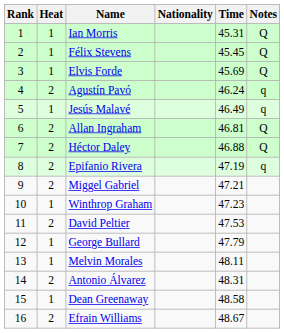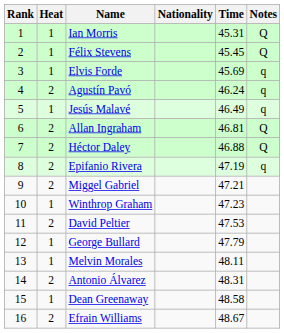(263, 71) Q -> (263, 71) q
